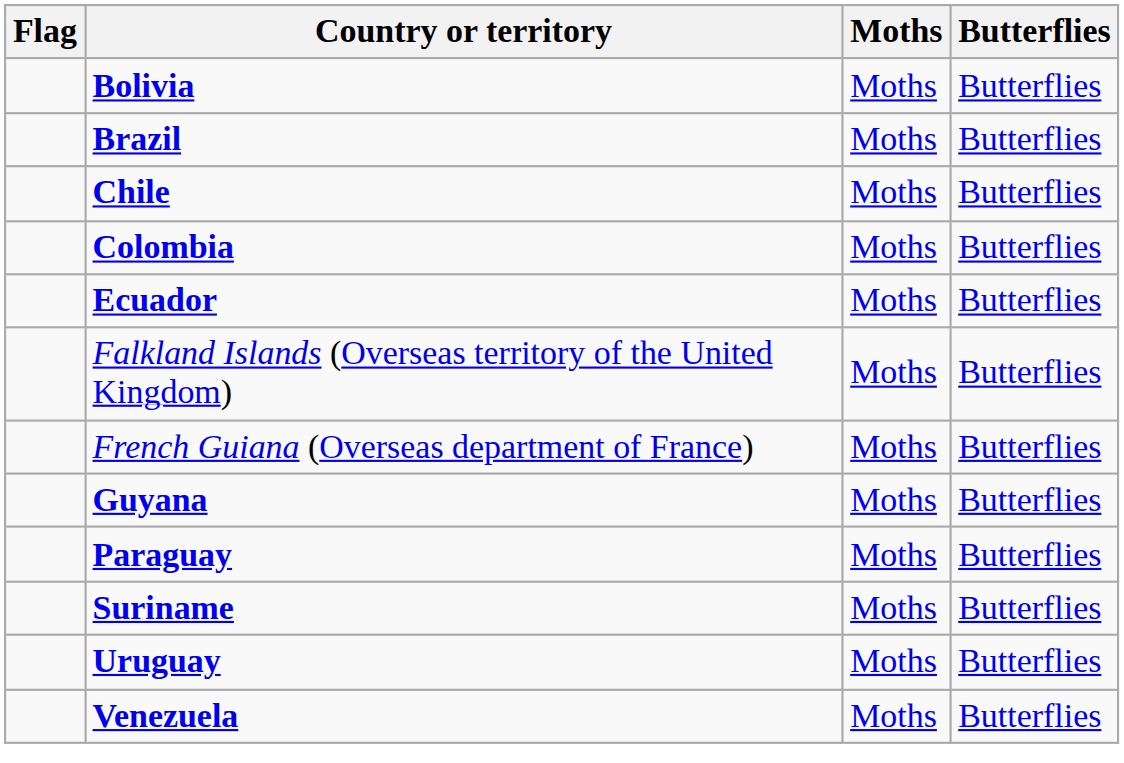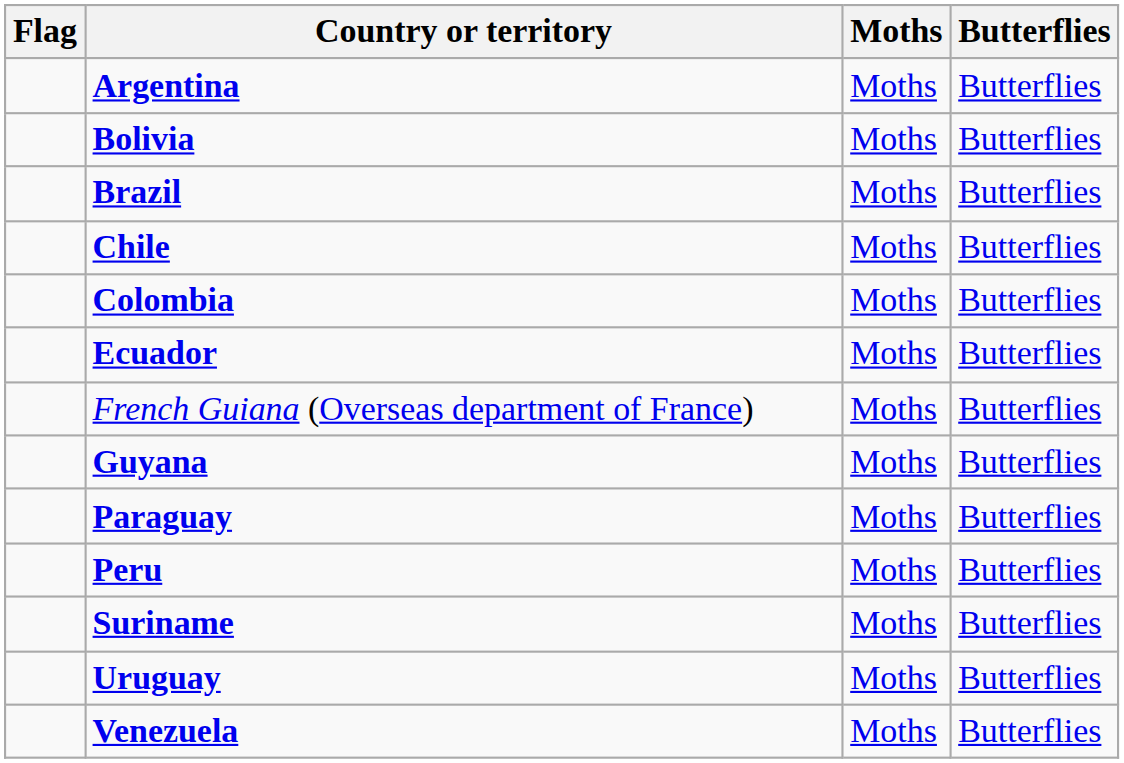+ row: (166, 85)
- row: (433, 373)
+ row: (127, 569)
